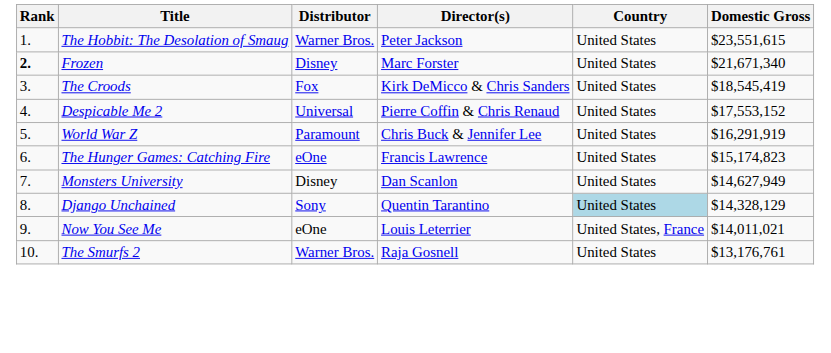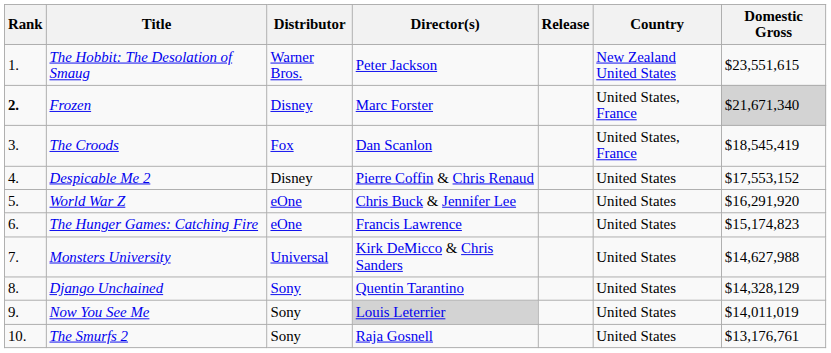+ column: (565, 24)
(616, 39) United States -> (636, 65) New Zealand United States
(616, 63) United States -> (638, 105) United States, France
(748, 63) no background -> (762, 105) lightgrey background
(475, 87) Kirk DeMicco & Chris Sanders -> (394, 145) Dan Scanlon
(616, 87) United States -> (638, 145) United States, France
(324, 110) Universal -> (292, 177) Disney
(327, 134) Paramount -> (286, 201) eOne
(748, 134) $16,291,919 -> (762, 201) $16,291,920
(316, 181) Disney -> (299, 256) Universal
(419, 181) Dan Scanlon -> (425, 256) Kirk DeMicco & Chris Sanders
(748, 181) $14,627,949 -> (762, 256) $14,627,988
(616, 205) lightblue background -> (636, 288) no background
(311, 228) eOne -> (286, 312) Sony
(426, 228) no background -> (401, 312) lightgrey background
(640, 228) United States, France -> (636, 312) United States
(748, 228) $14,011,021 -> (762, 312) $14,011,019
(335, 252) Warner Bros. -> (286, 335) Sony
